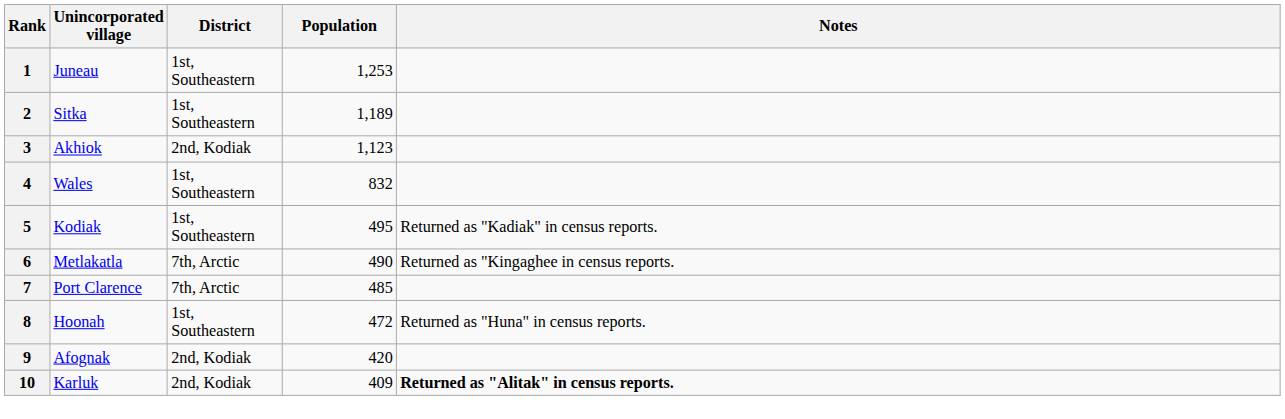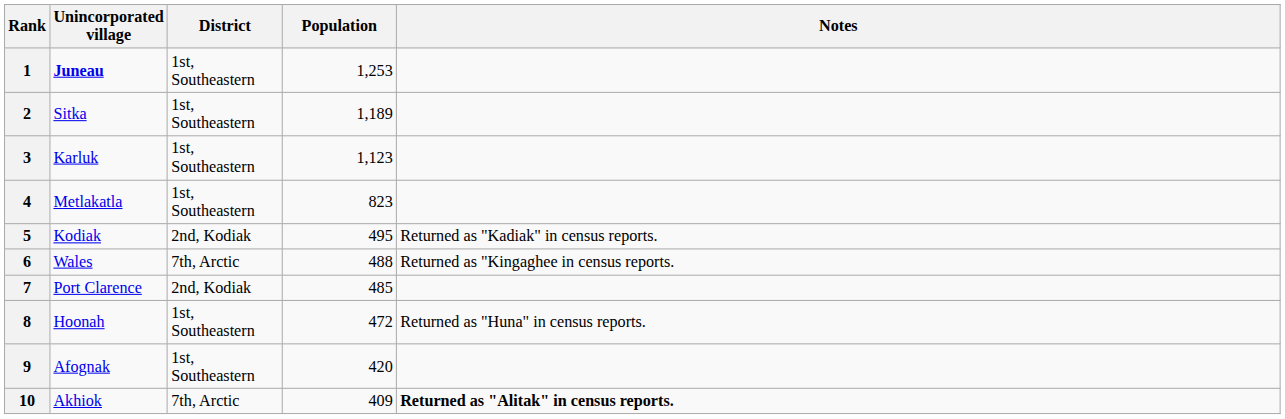(76, 70) normal -> (79, 70) bold
(78, 148) Akhiok -> (76, 157) Karluk
(211, 148) 2nd, Kodiak -> (213, 157) 1st, Southeastern
(73, 183) Wales -> (88, 201) Metlakatla
(381, 183) 832 -> (381, 201) 823
(213, 227) 1st, Southeastern -> (211, 236) 2nd, Kodiak
(88, 261) Metlakatla -> (73, 261) Wales
(381, 261) 490 -> (381, 261) 488
(205, 287) 7th, Arctic -> (211, 287) 2nd, Kodiak
(211, 357) 2nd, Kodiak -> (213, 366) 1st, Southeastern
(76, 382) Karluk -> (78, 400) Akhiok
(211, 382) 2nd, Kodiak -> (205, 400) 7th, Arctic
